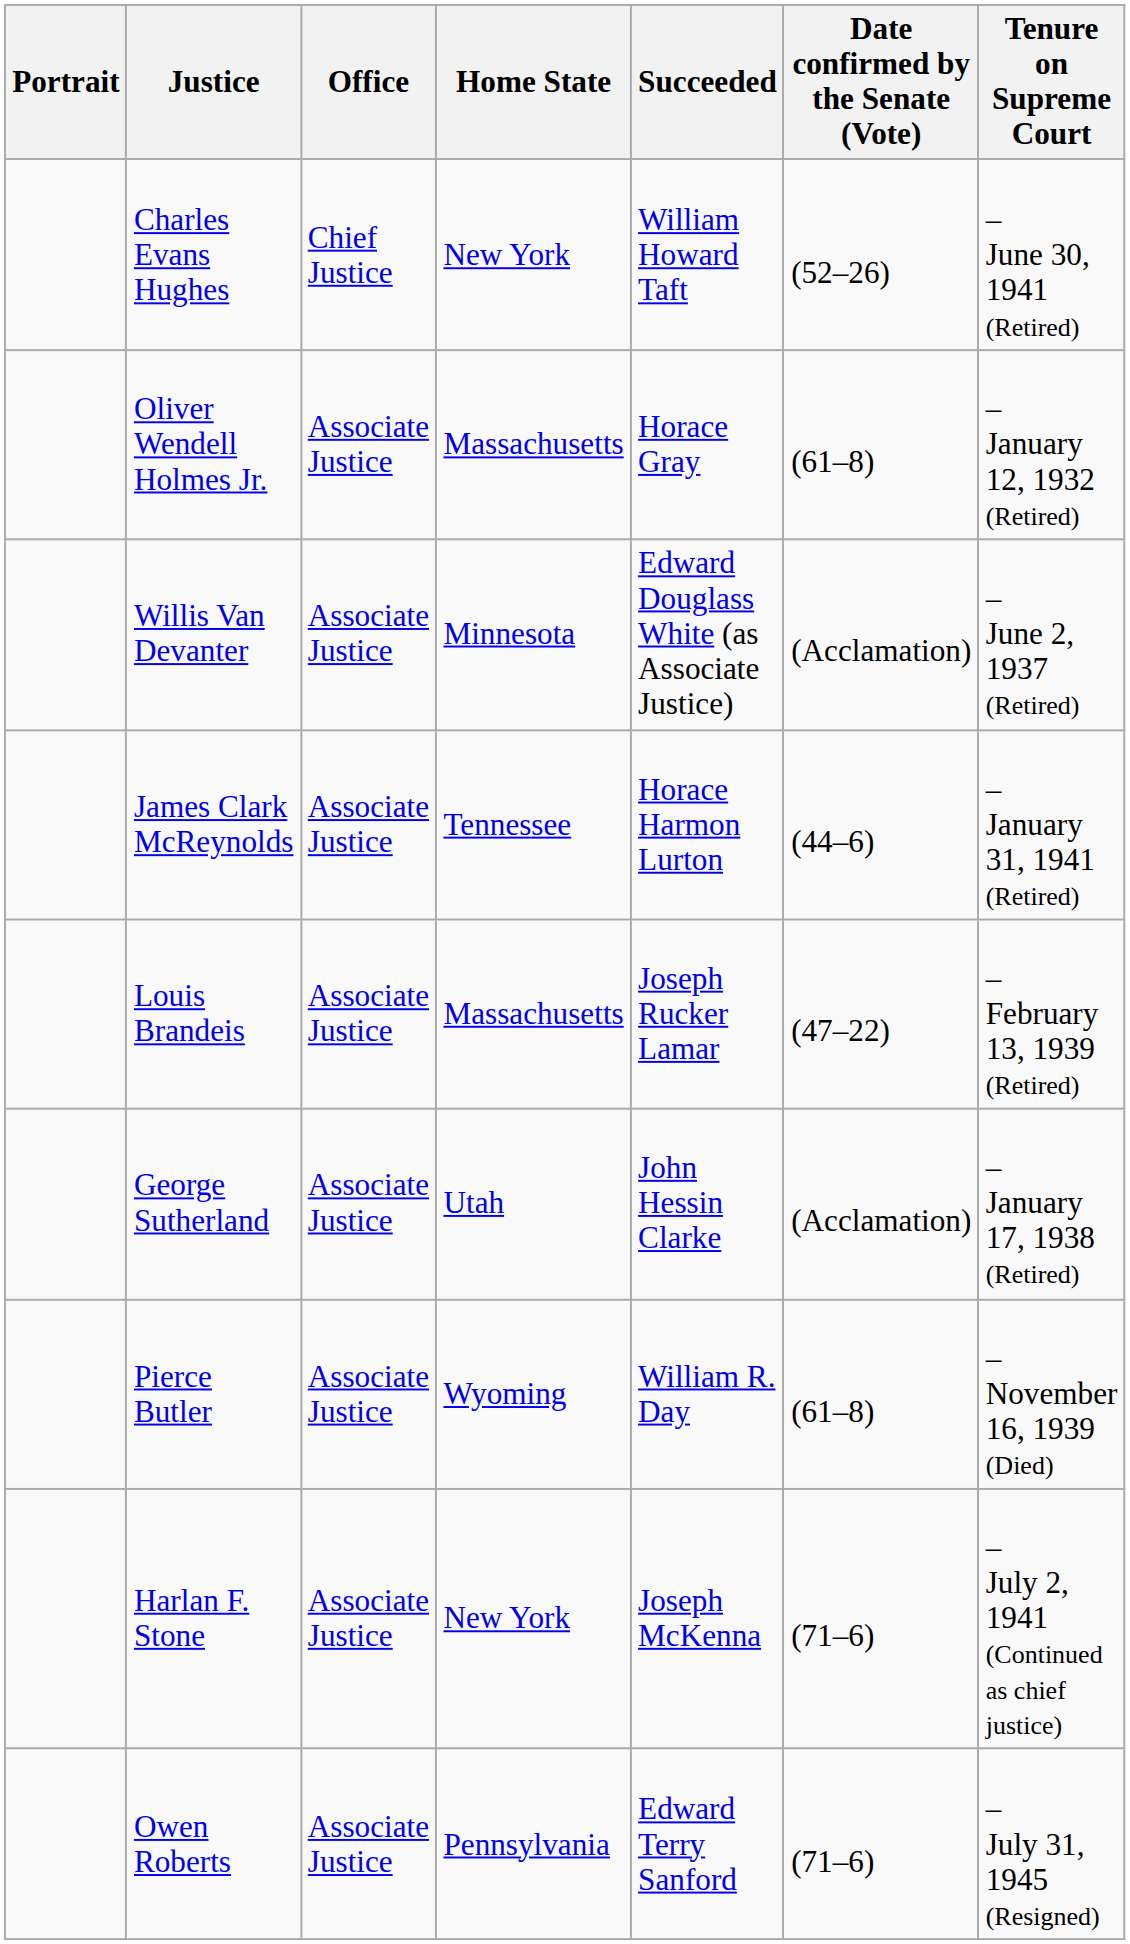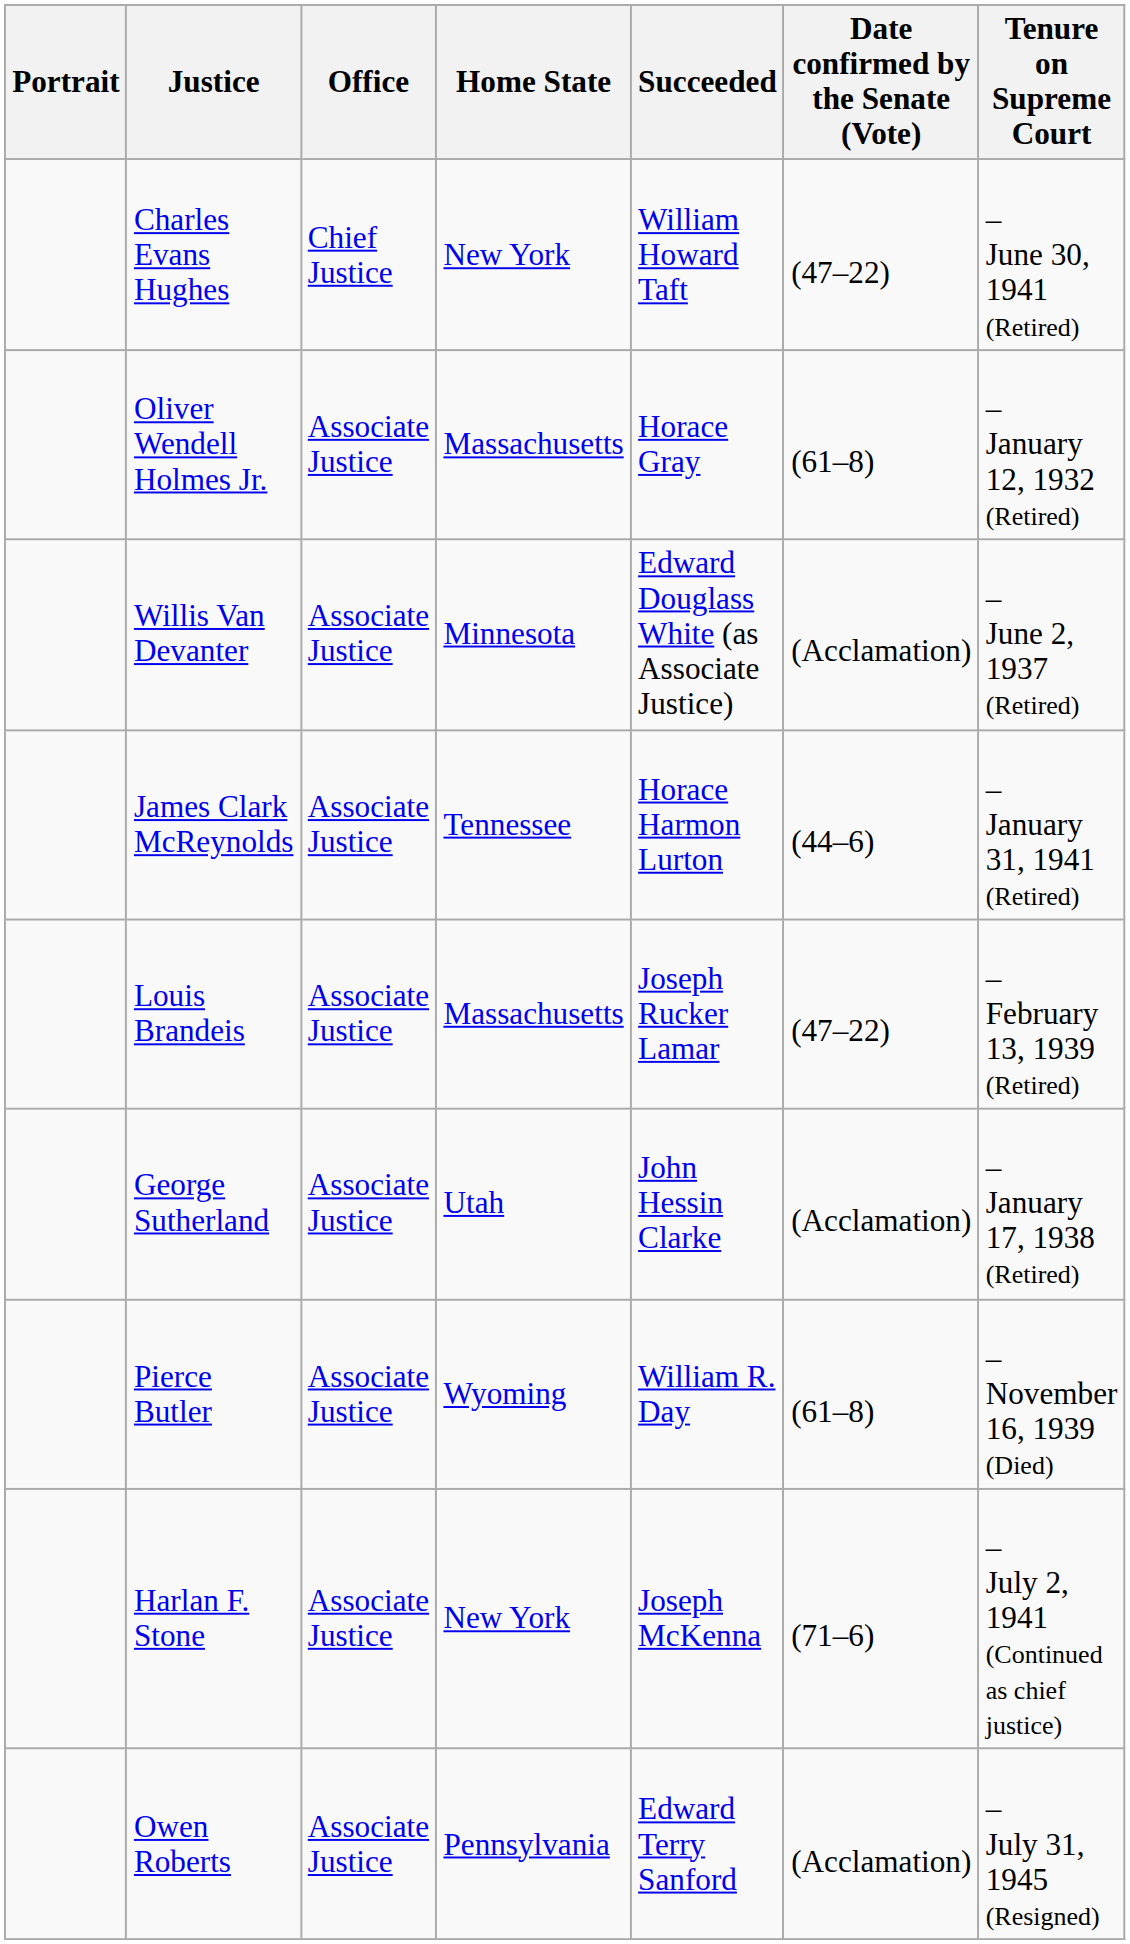(841, 271) (52–26) -> (841, 271) (47–22)
(833, 1861) (71–6) -> (881, 1861) (Acclamation)
